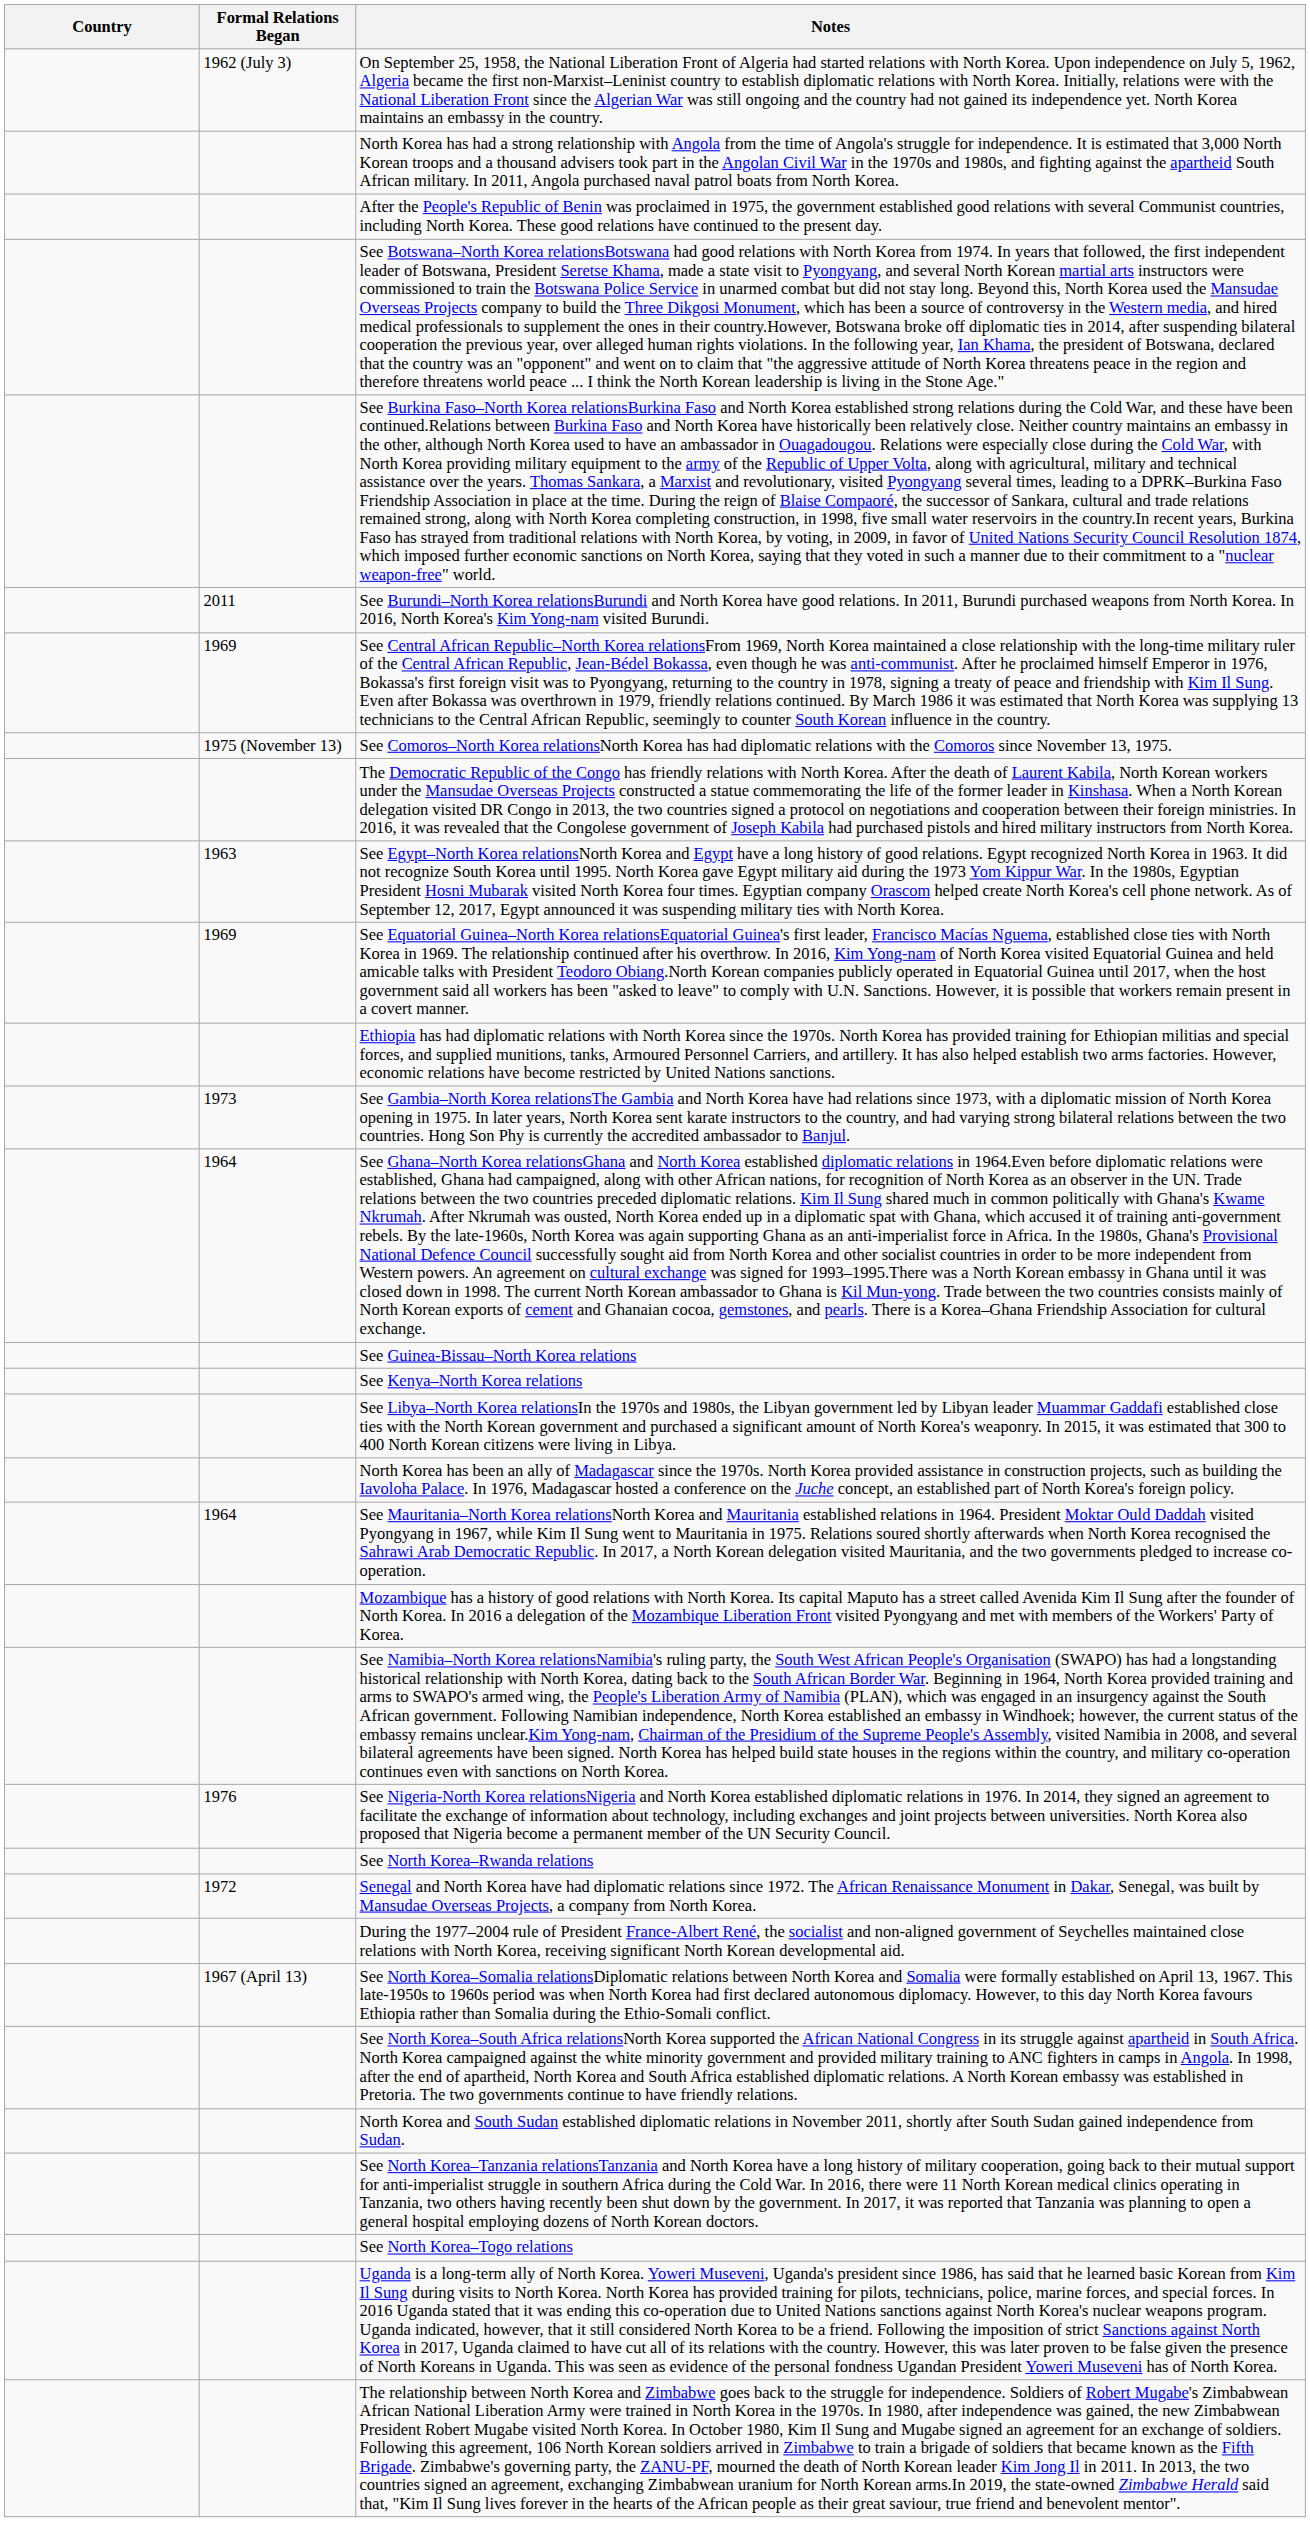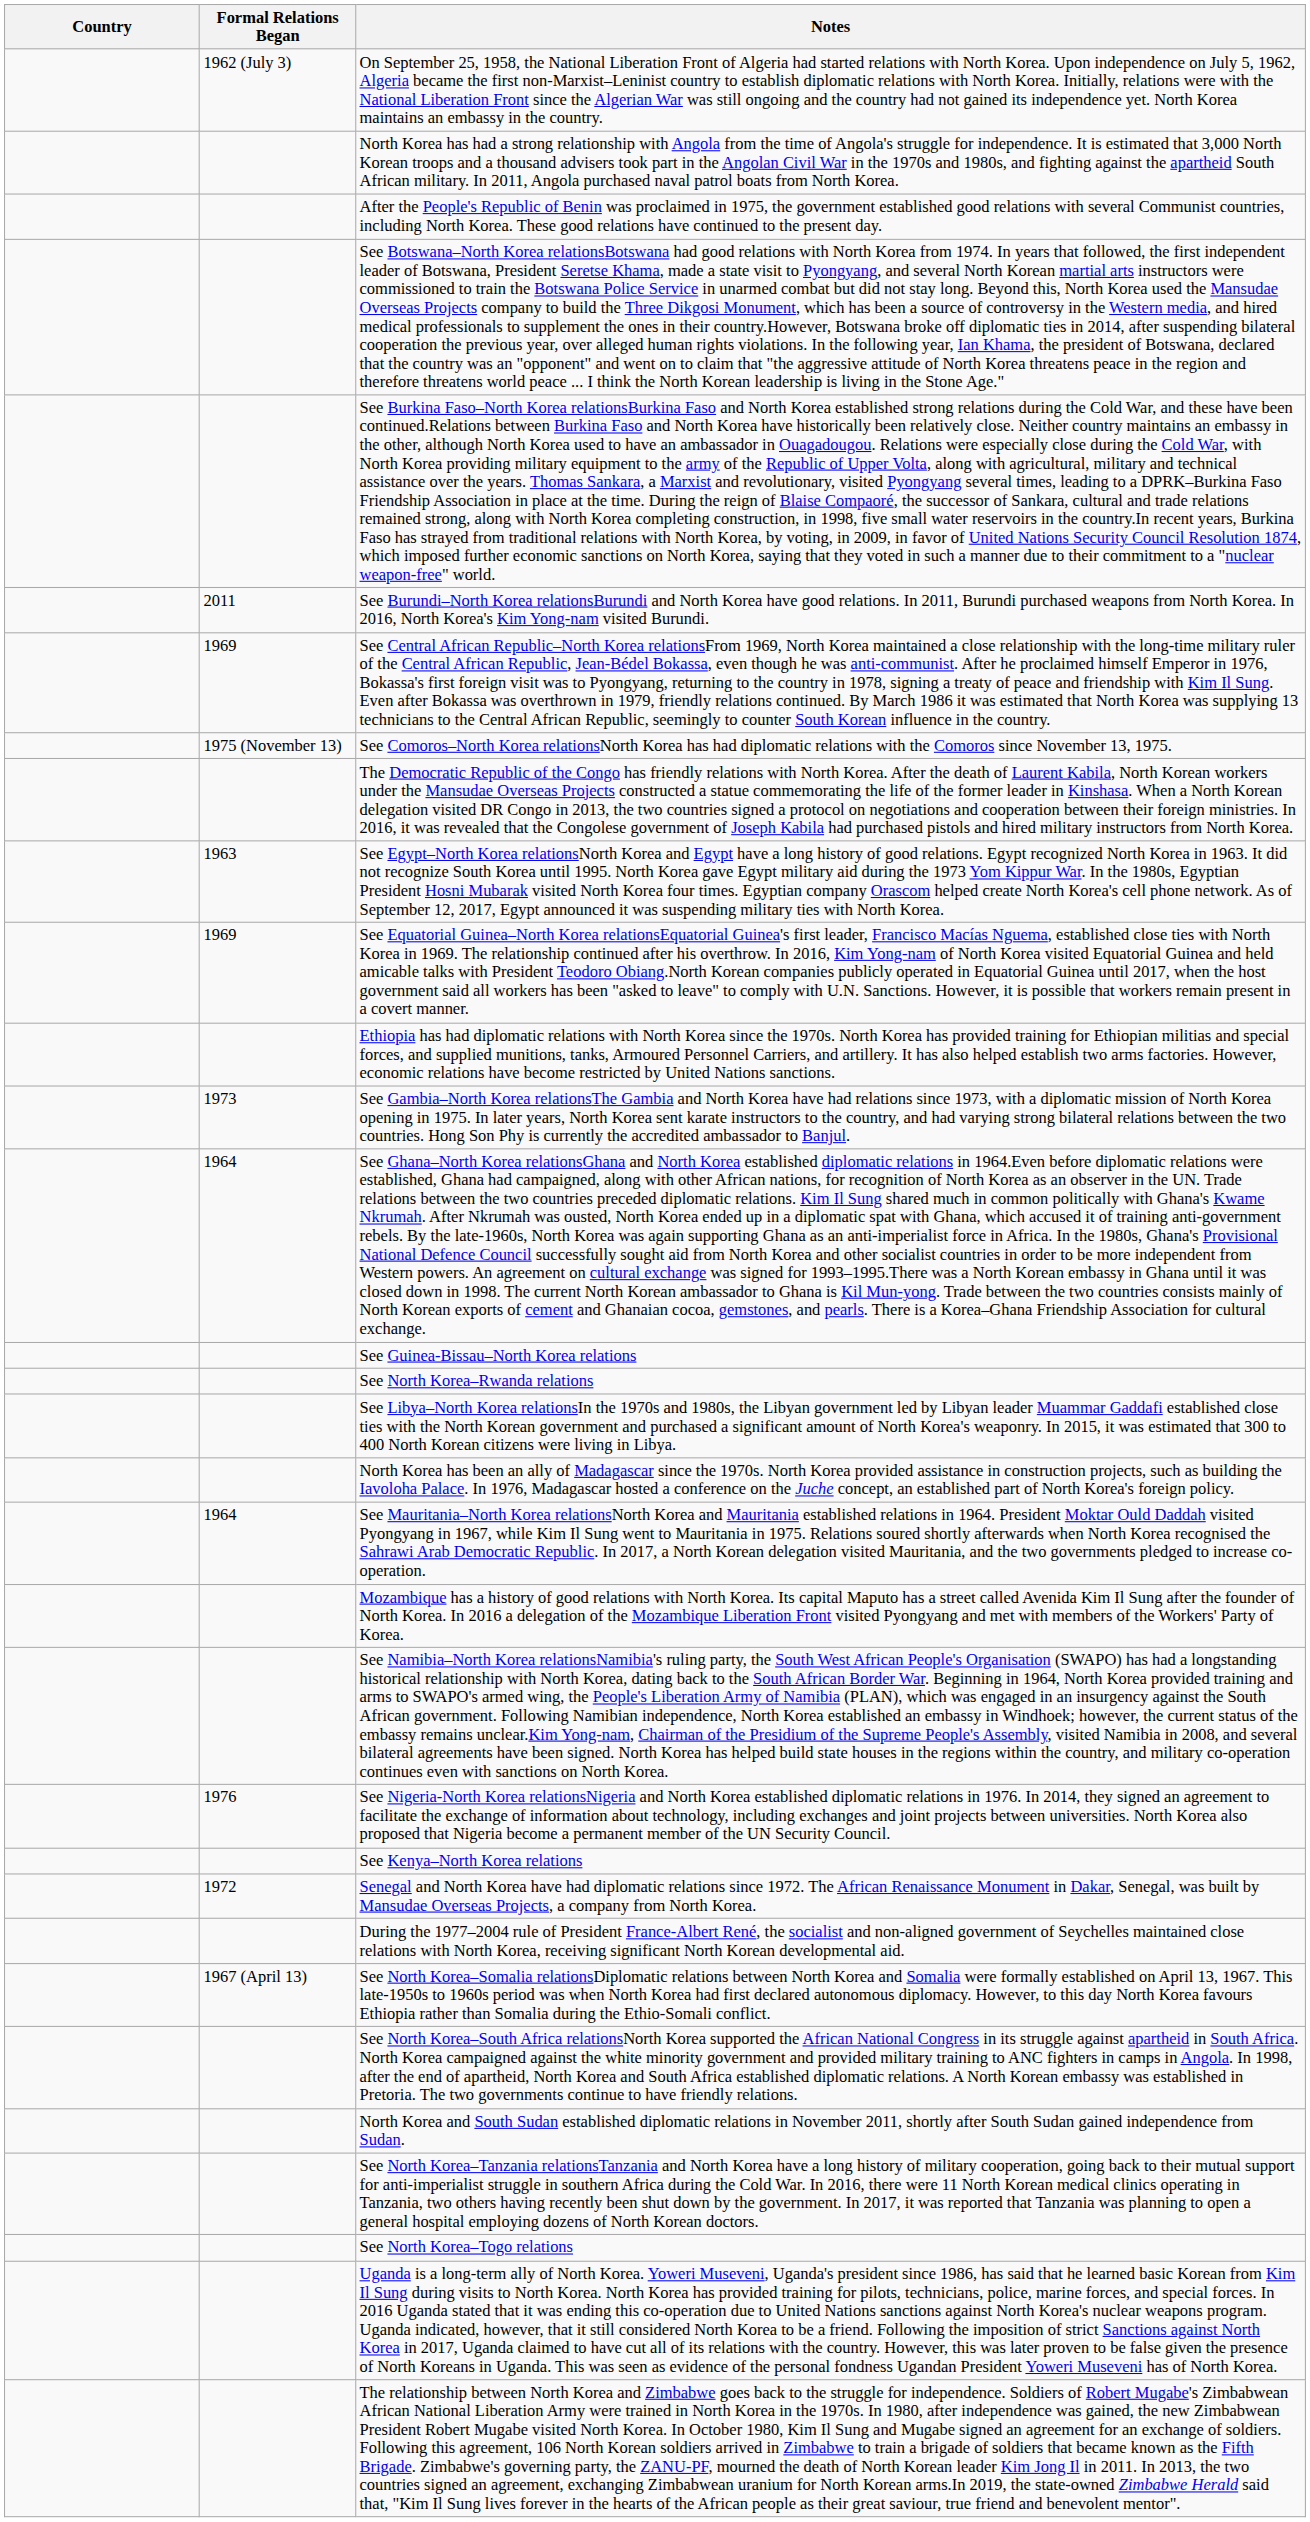rows swapped: (471, 1381) <-> (476, 1860)
